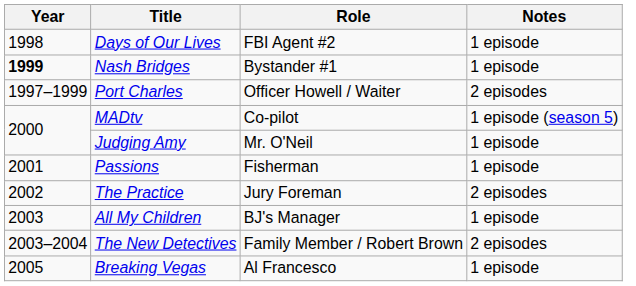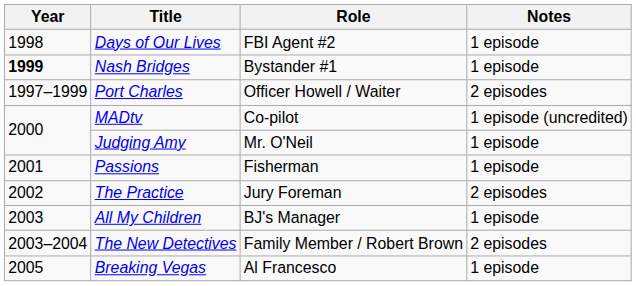(544, 117) 1 episode (season 5) -> (549, 117) 1 episode (uncredited)
